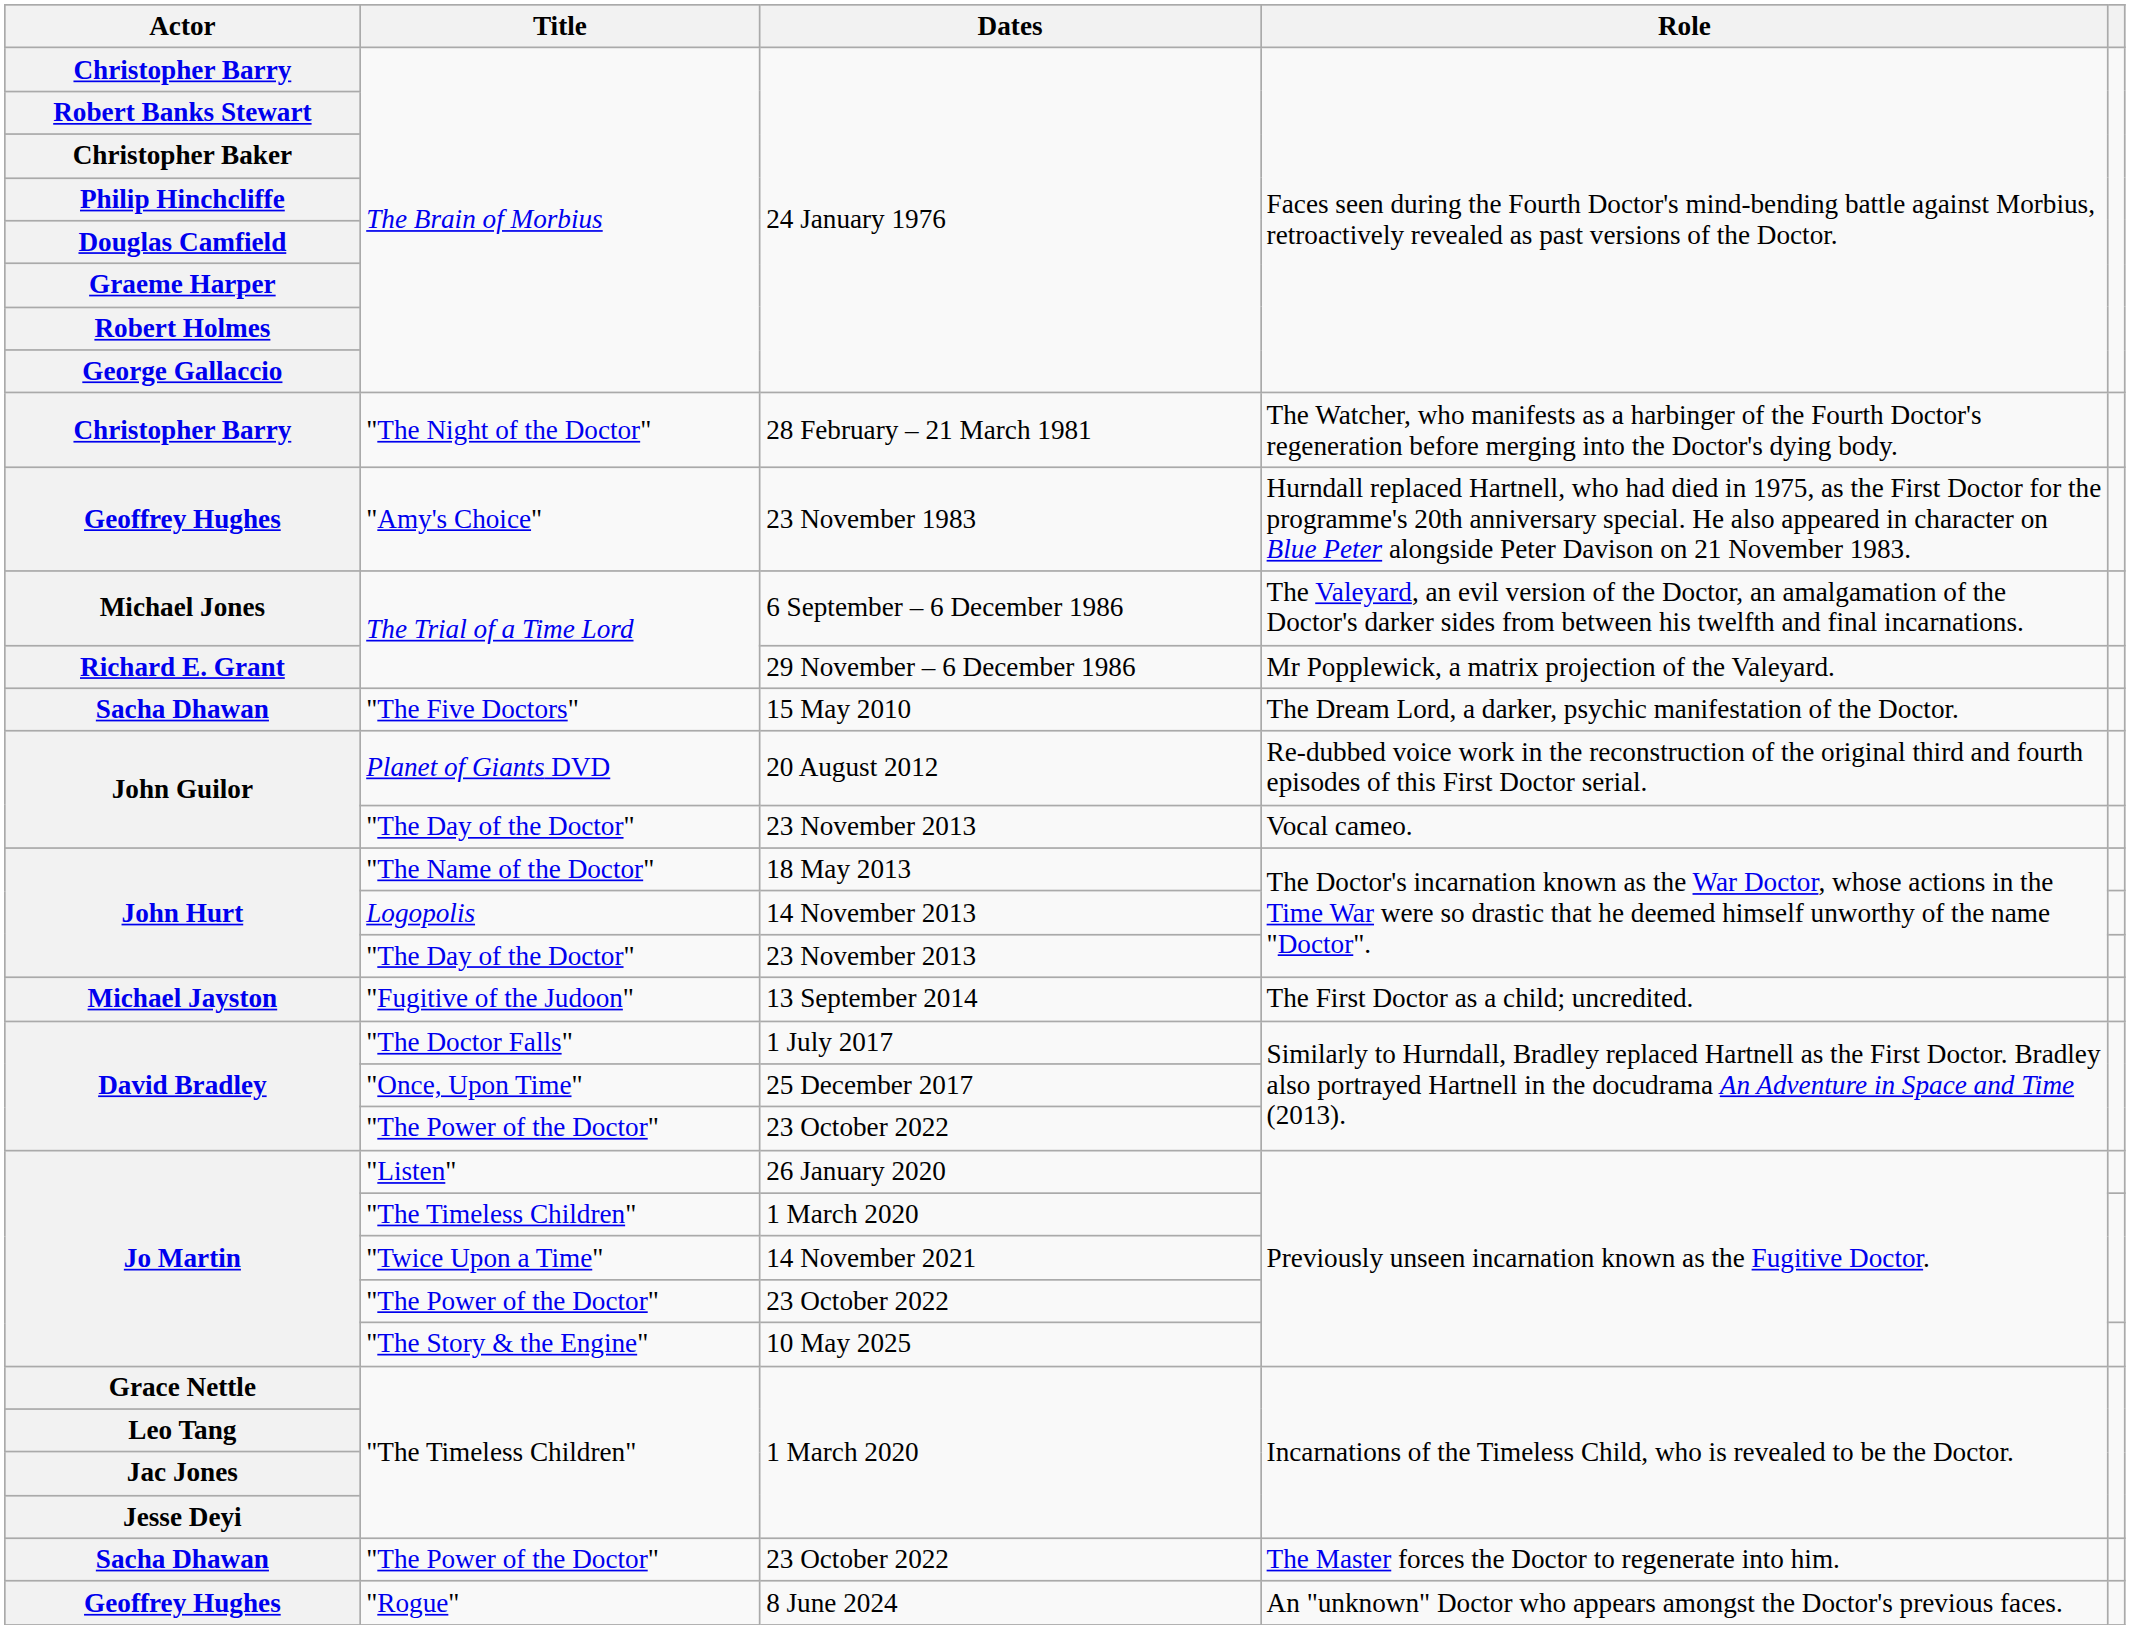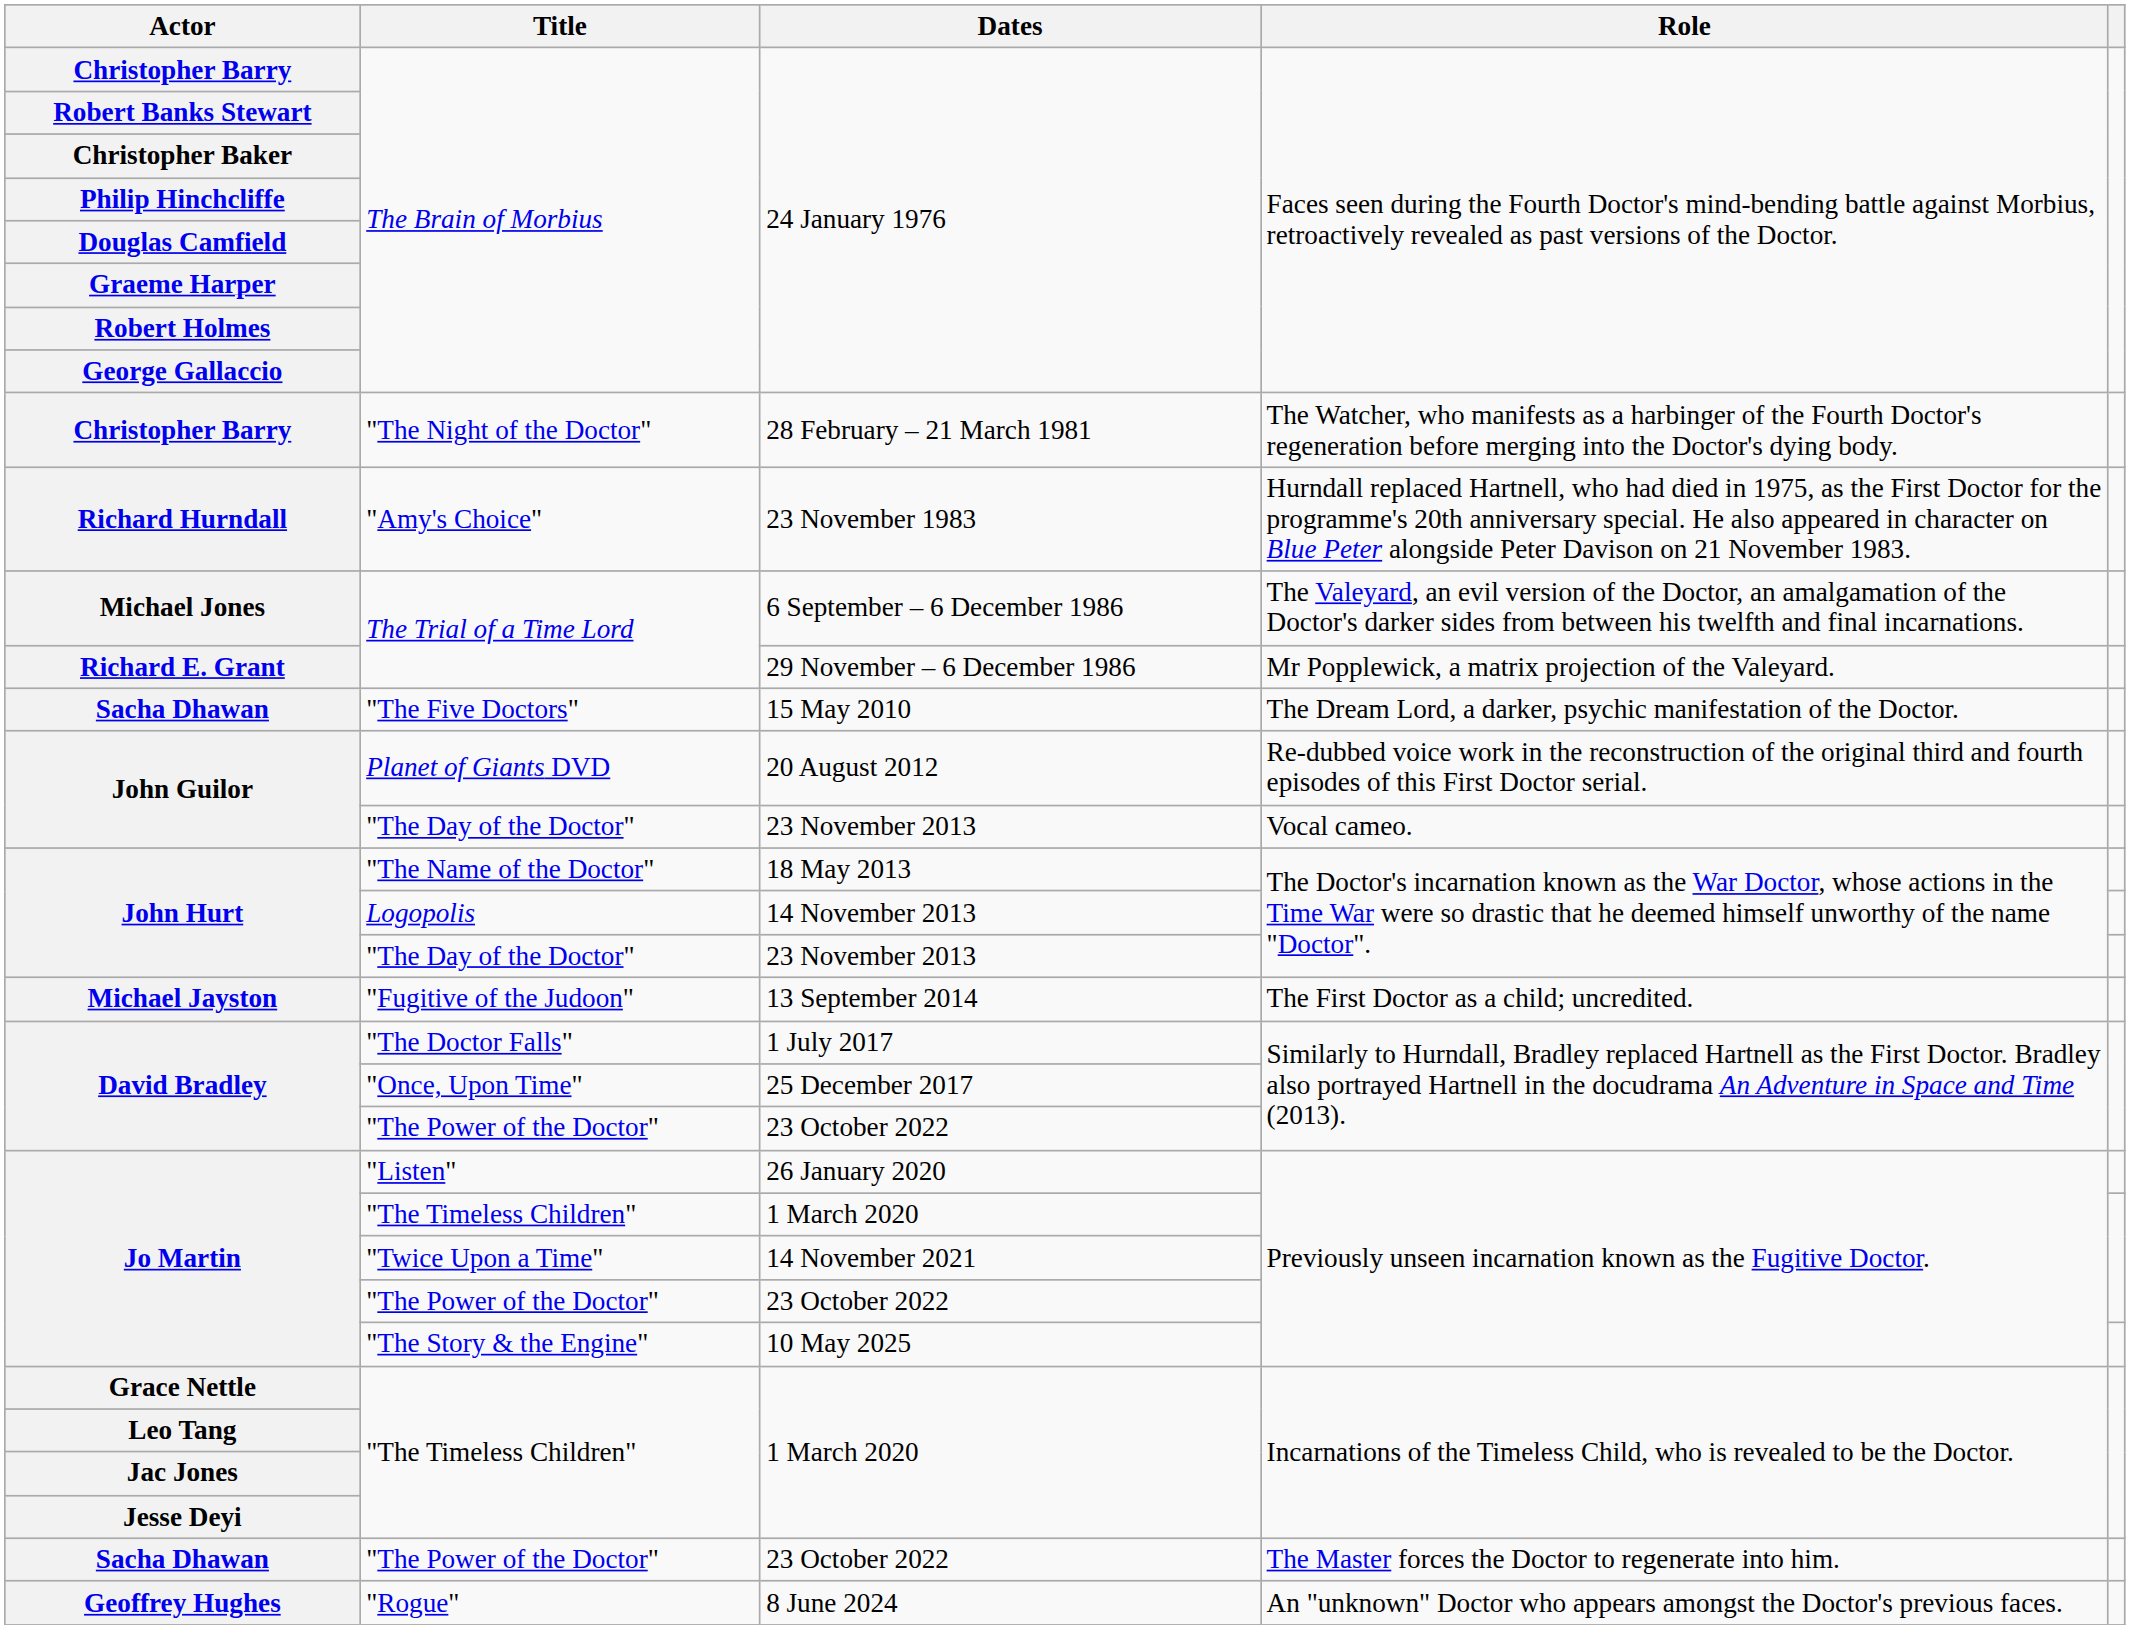(182, 518) Geoffrey Hughes -> (182, 518) Richard Hurndall
